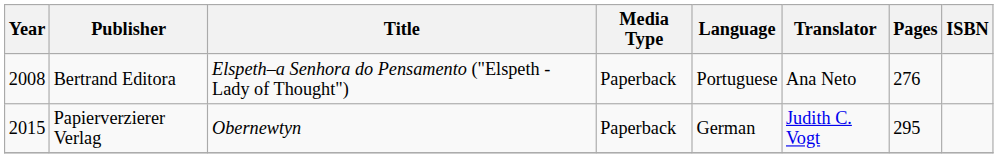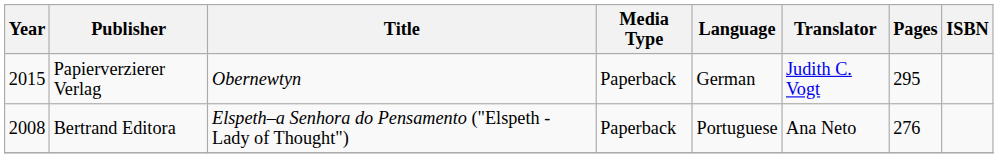rows swapped: (115, 78) <-> (109, 128)
